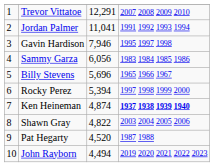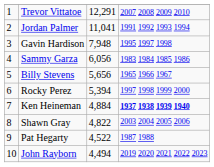(100, 43) 7,946 -> (100, 43) 7,948
(100, 75) 5,696 -> (100, 75) 5,656
(100, 106) 4,874 -> (100, 106) 4,884
(100, 138) 4,520 -> (100, 138) 4,522
